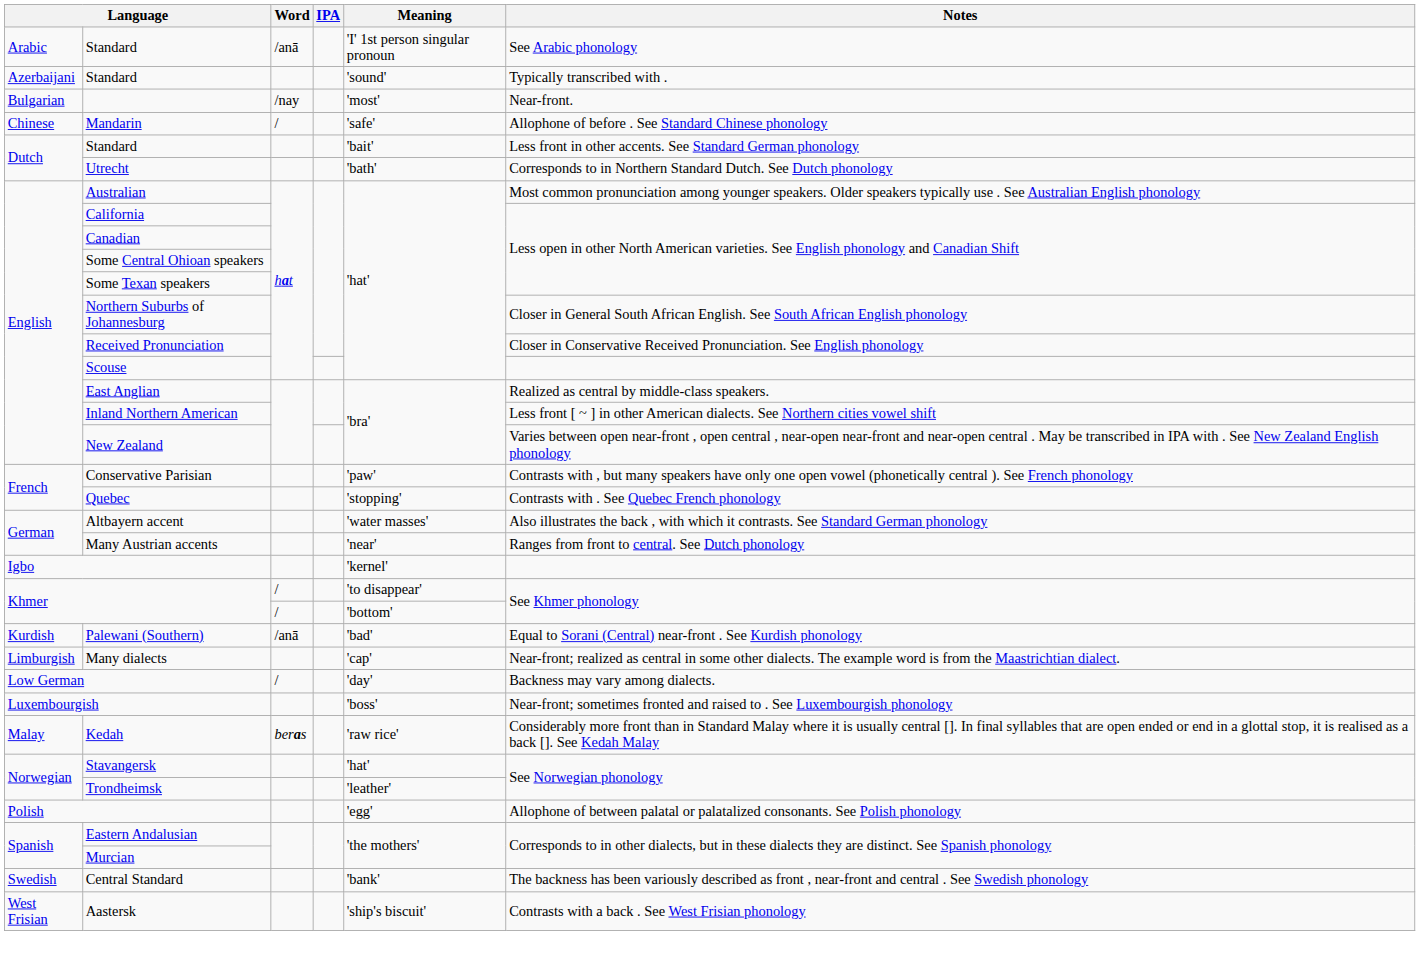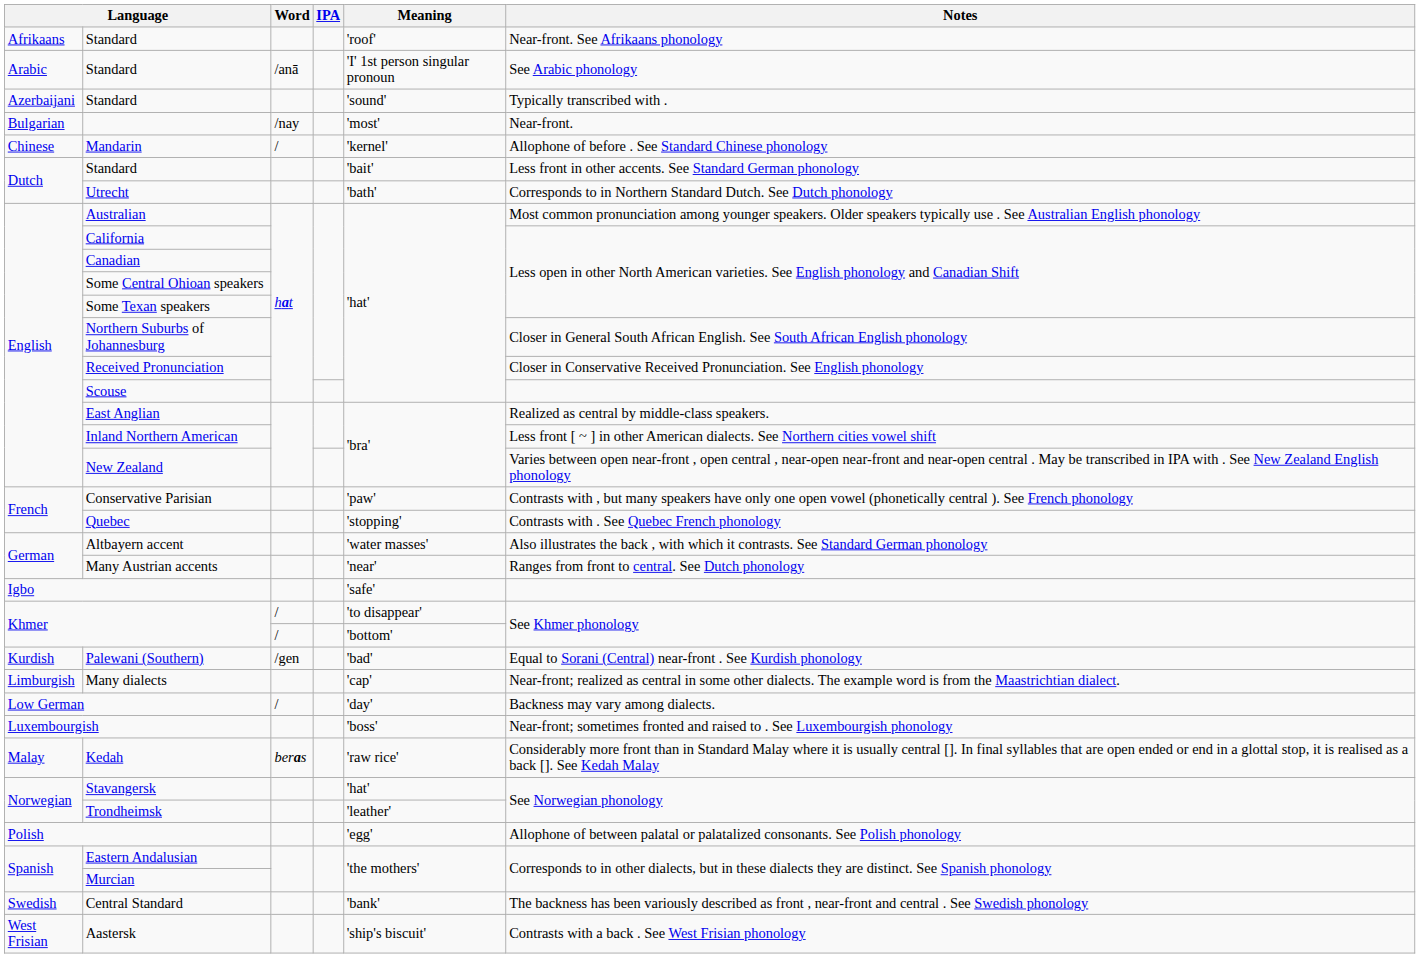+ row: (36, 38)
(361, 123) 'safe' -> (367, 146) 'kernel'
(367, 566) 'kernel' -> (361, 589) 'safe'
(286, 635) /anā -> (287, 658) /gen
